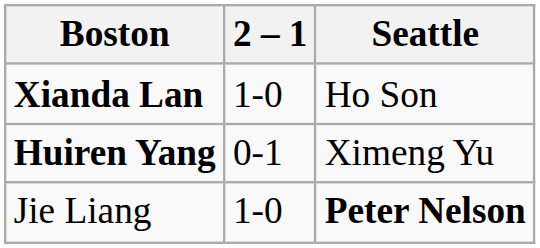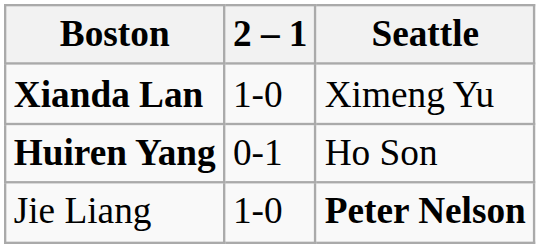(381, 93) Ho Son -> (409, 93) Ximeng Yu
(409, 152) Ximeng Yu -> (381, 152) Ho Son
